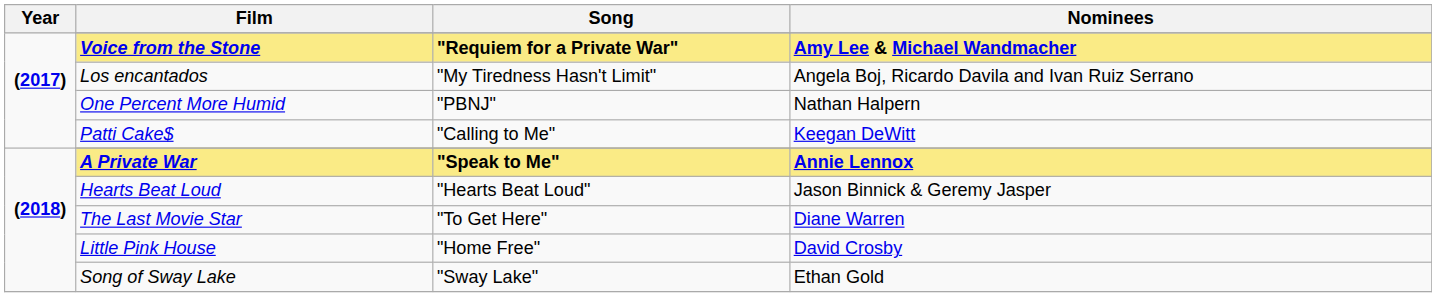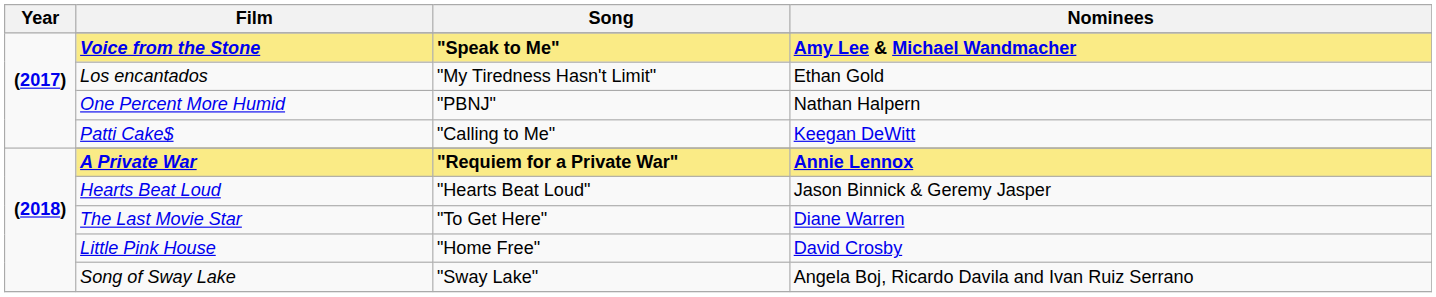(558, 47) "Requiem for a Private War" -> (498, 47) "Speak to Me"
(994, 76) Angela Boj, Ricardo Davila and Ivan Ruiz Serrano -> (839, 76) Ethan Gold
(498, 162) "Speak to Me" -> (558, 162) "Requiem for a Private War"
(839, 276) Ethan Gold -> (994, 276) Angela Boj, Ricardo Davila and Ivan Ruiz Serrano
